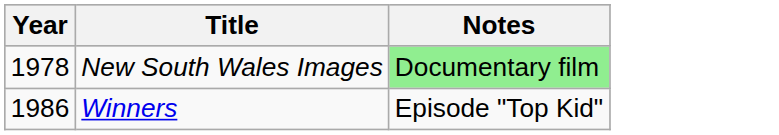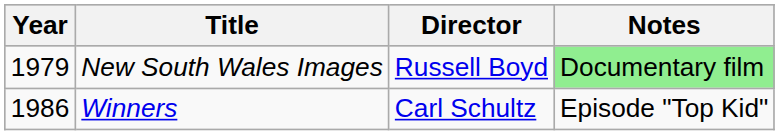+ column: (471, 25)
(40, 66) 1978 -> (40, 66) 1979
